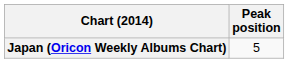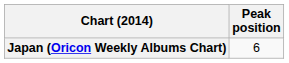(256, 48) 5 -> (256, 48) 6
